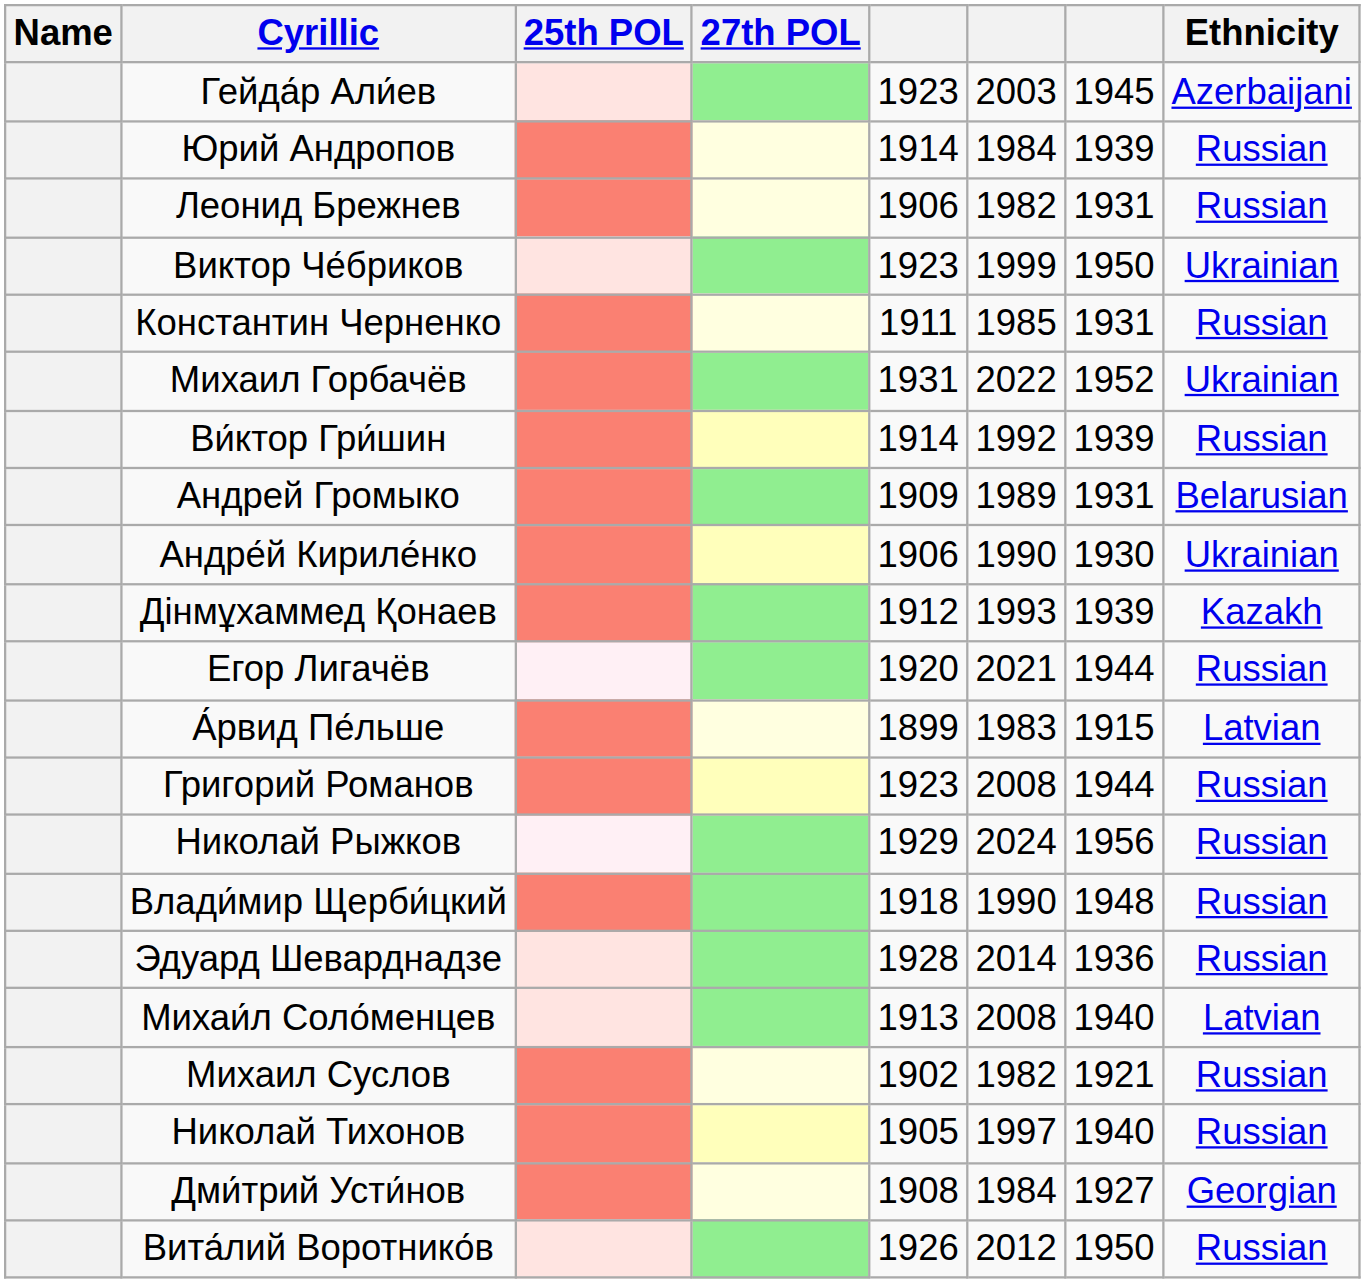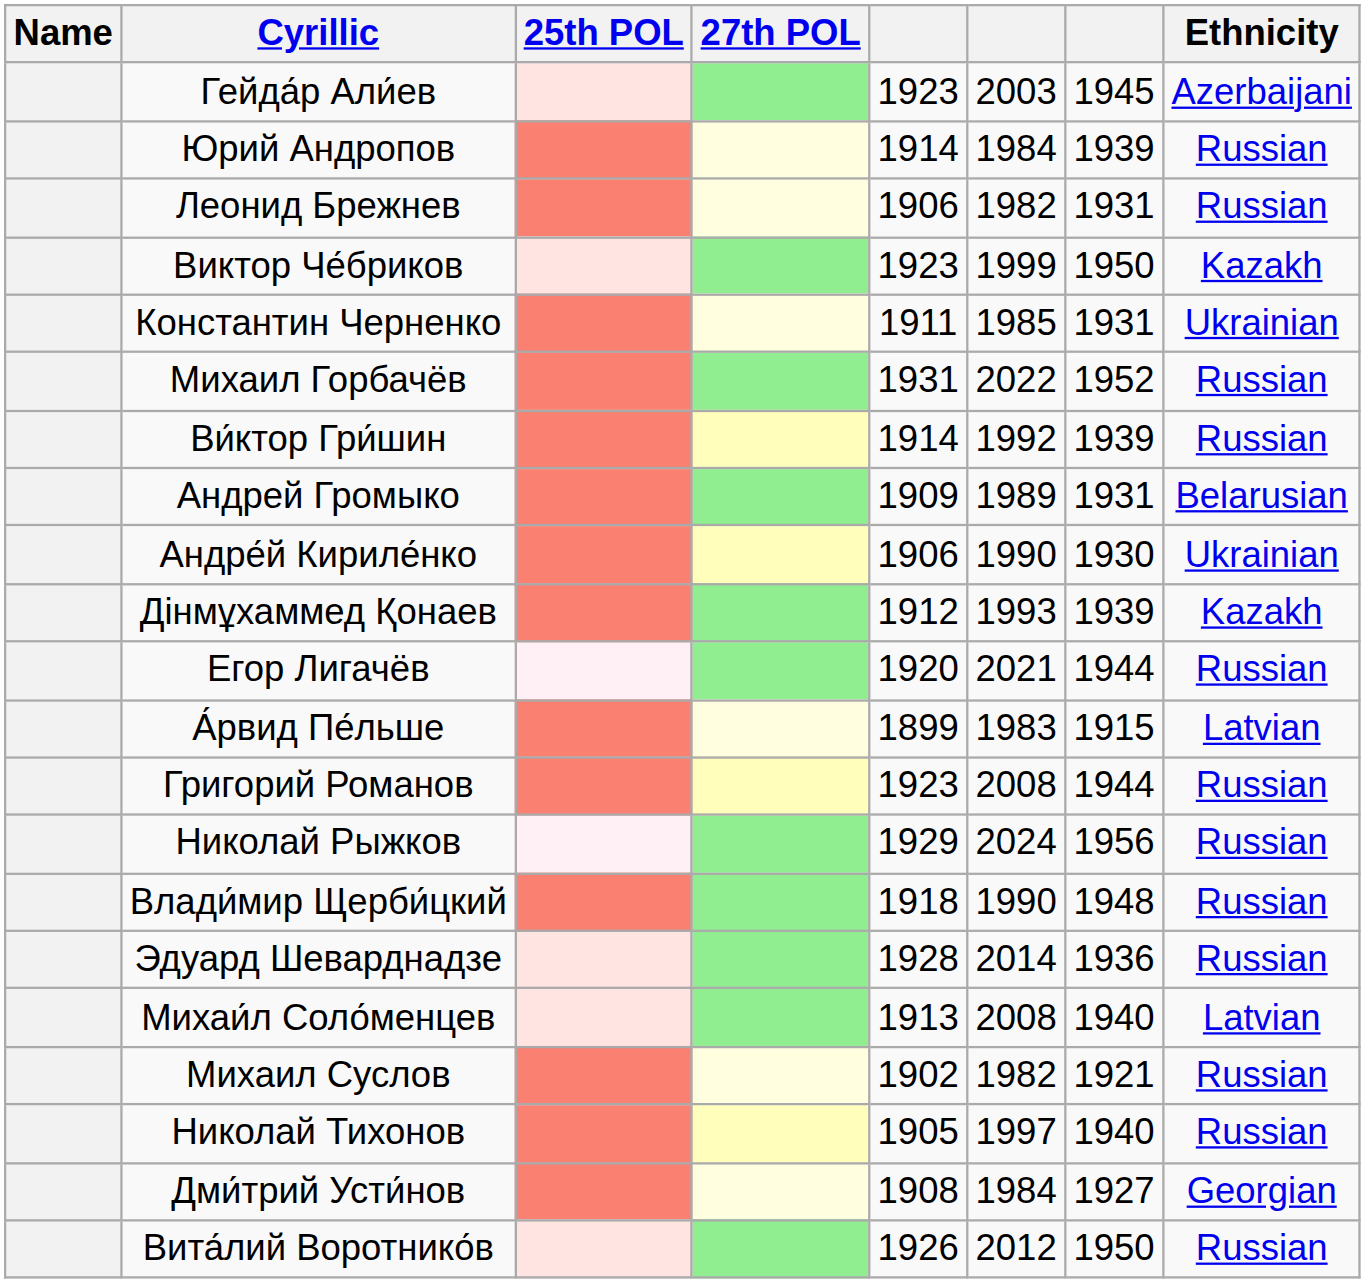(1262, 264) Ukrainian -> (1262, 264) Kazakh
(1262, 322) Russian -> (1262, 322) Ukrainian
(1262, 380) Ukrainian -> (1262, 380) Russian
